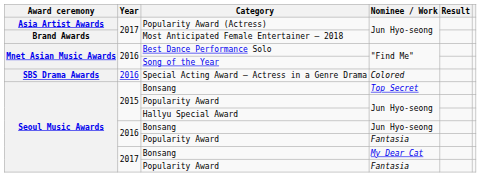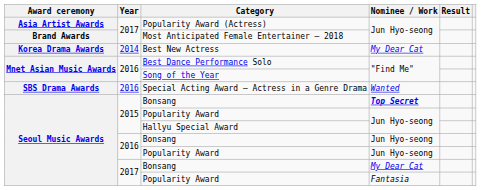+ row: (129, 50)
(388, 75) Colored -> (385, 88) Wanted
(395, 88) normal -> (395, 101) bold
(390, 140) Fantasia -> (402, 153) Jun Hyo-seong
